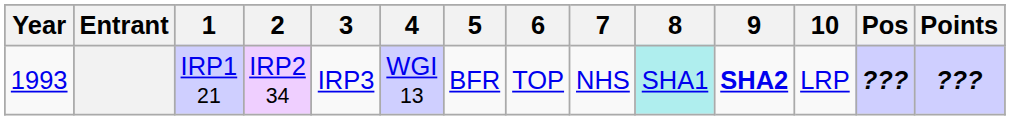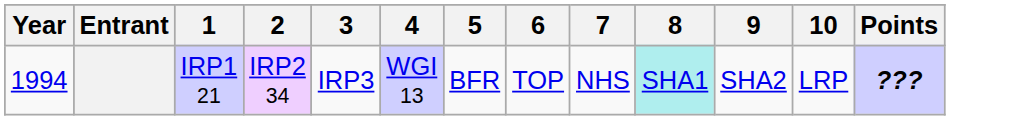- column: (885, 25)
(39, 80) 1993 -> (39, 80) 1994
(754, 80) bold -> (754, 80) normal
